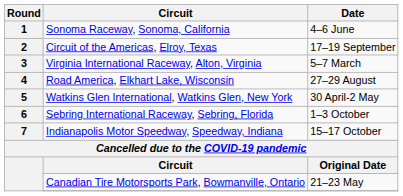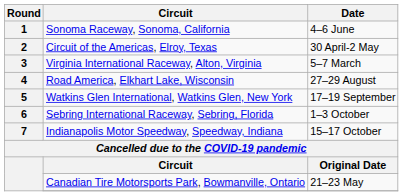(353, 46) 17–19 September -> (344, 46) 30 April-2 May
(344, 97) 30 April-2 May -> (353, 97) 17–19 September
